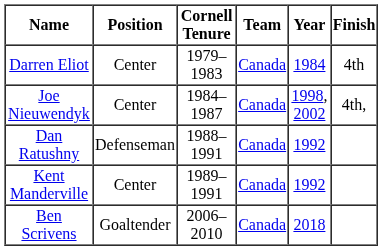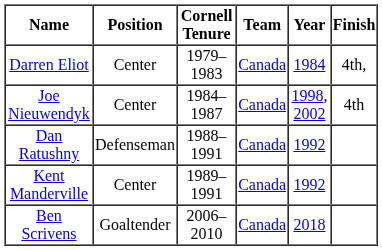(354, 64) 4th -> (354, 64) 4th,
(354, 104) 4th, -> (354, 104) 4th
